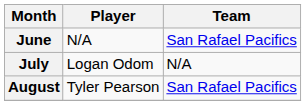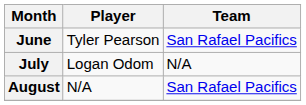(79, 40) N/A -> (113, 40) Tyler Pearson
(113, 87) Tyler Pearson -> (79, 87) N/A
